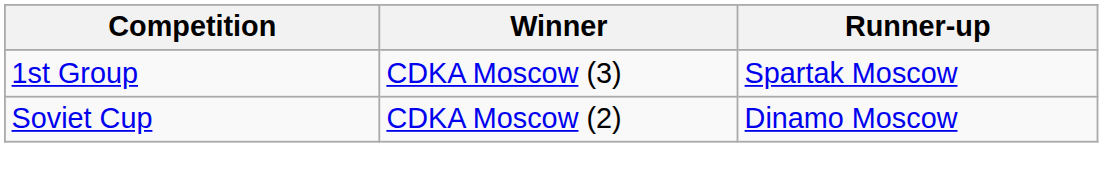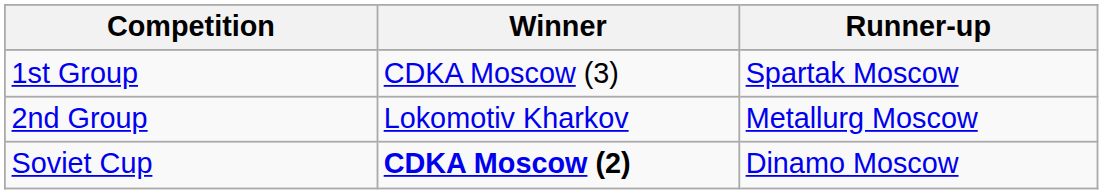+ row: (80, 118)
(504, 118) normal -> (507, 164) bold
